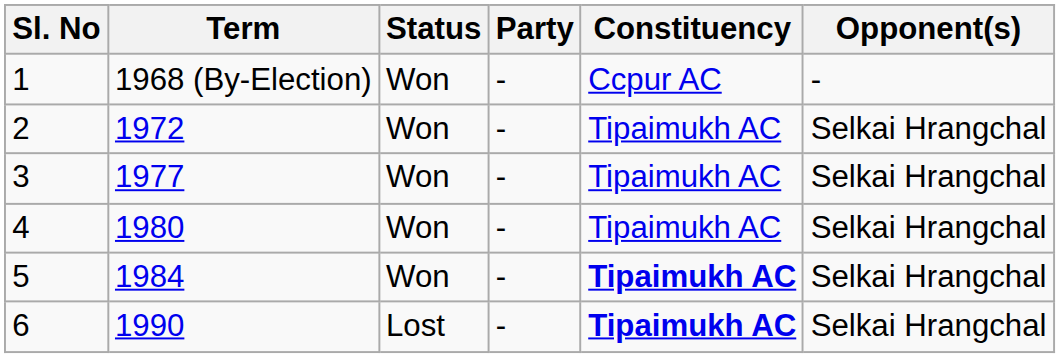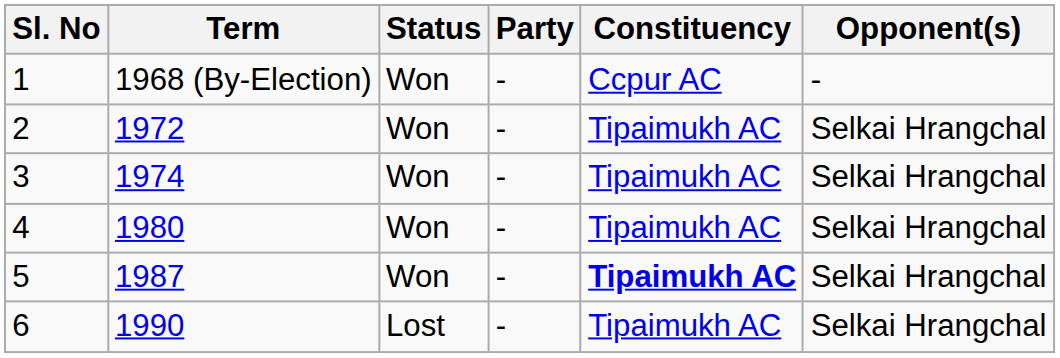(150, 177) 1977 -> (150, 177) 1974
(150, 276) 1984 -> (150, 276) 1987
(692, 326) bold -> (685, 326) normal
